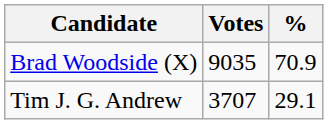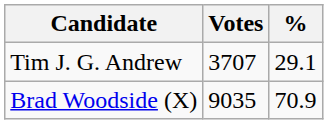rows swapped: (104, 61) <-> (96, 99)
